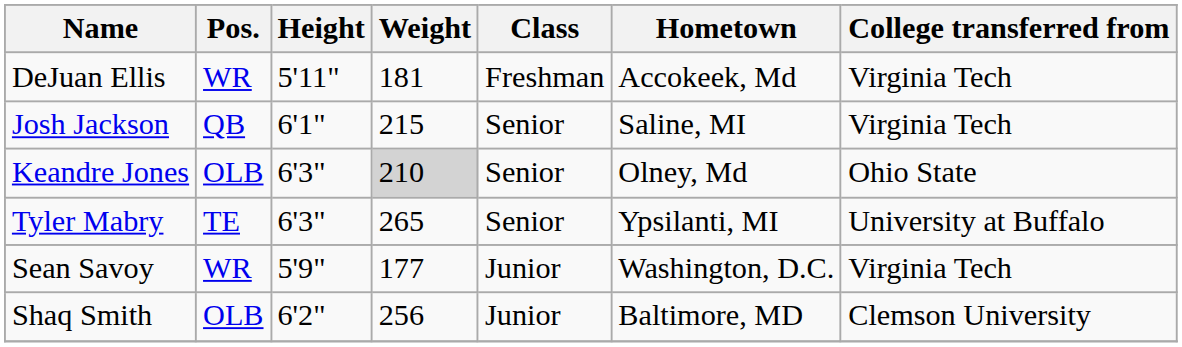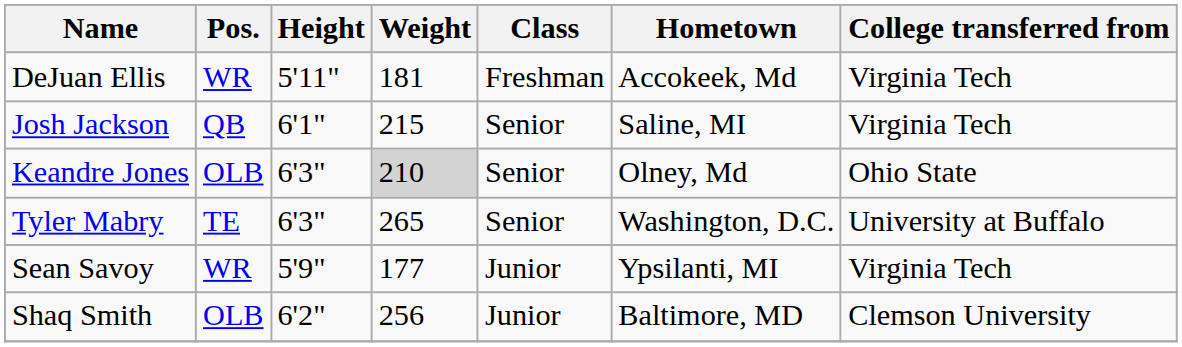(698, 220) Ypsilanti, MI -> (726, 220) Washington, D.C.
(726, 268) Washington, D.C. -> (698, 268) Ypsilanti, MI
